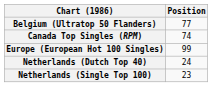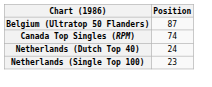(187, 24) 77 -> (172, 24) 87
- row: (85, 50)
